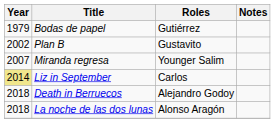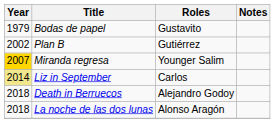(179, 28) Gutiérrez -> (180, 28) Gustavito
(180, 45) Gustavito -> (179, 45) Gutiérrez
(18, 61) no background -> (18, 61) gold background
